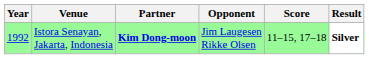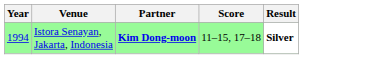- column: (231, 13)
(18, 38) 1992 -> (18, 38) 1994
